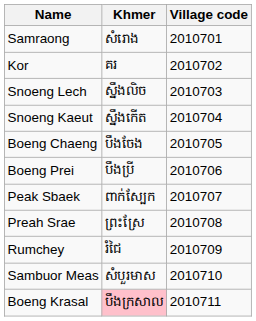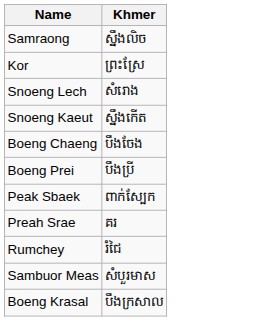- column: (209, 15)
(122, 38) សំរោង -> (126, 38) ស្នឹងលិច
(111, 64) គរ -> (125, 64) ព្រះស្រែ
(126, 90) ស្នឹងលិច -> (122, 90) សំរោង
(125, 222) ព្រះស្រែ -> (111, 222) គរ
(134, 301) pink background -> (134, 301) no background
